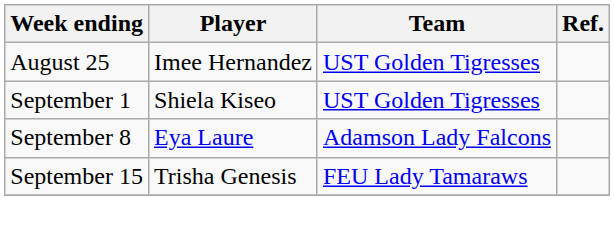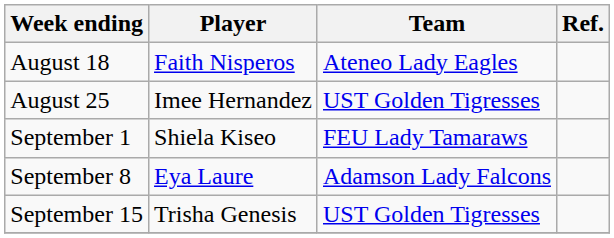+ row: (60, 61)
(431, 99) UST Golden Tigresses -> (425, 137) FEU Lady Tamaraws
(425, 175) FEU Lady Tamaraws -> (431, 213) UST Golden Tigresses
